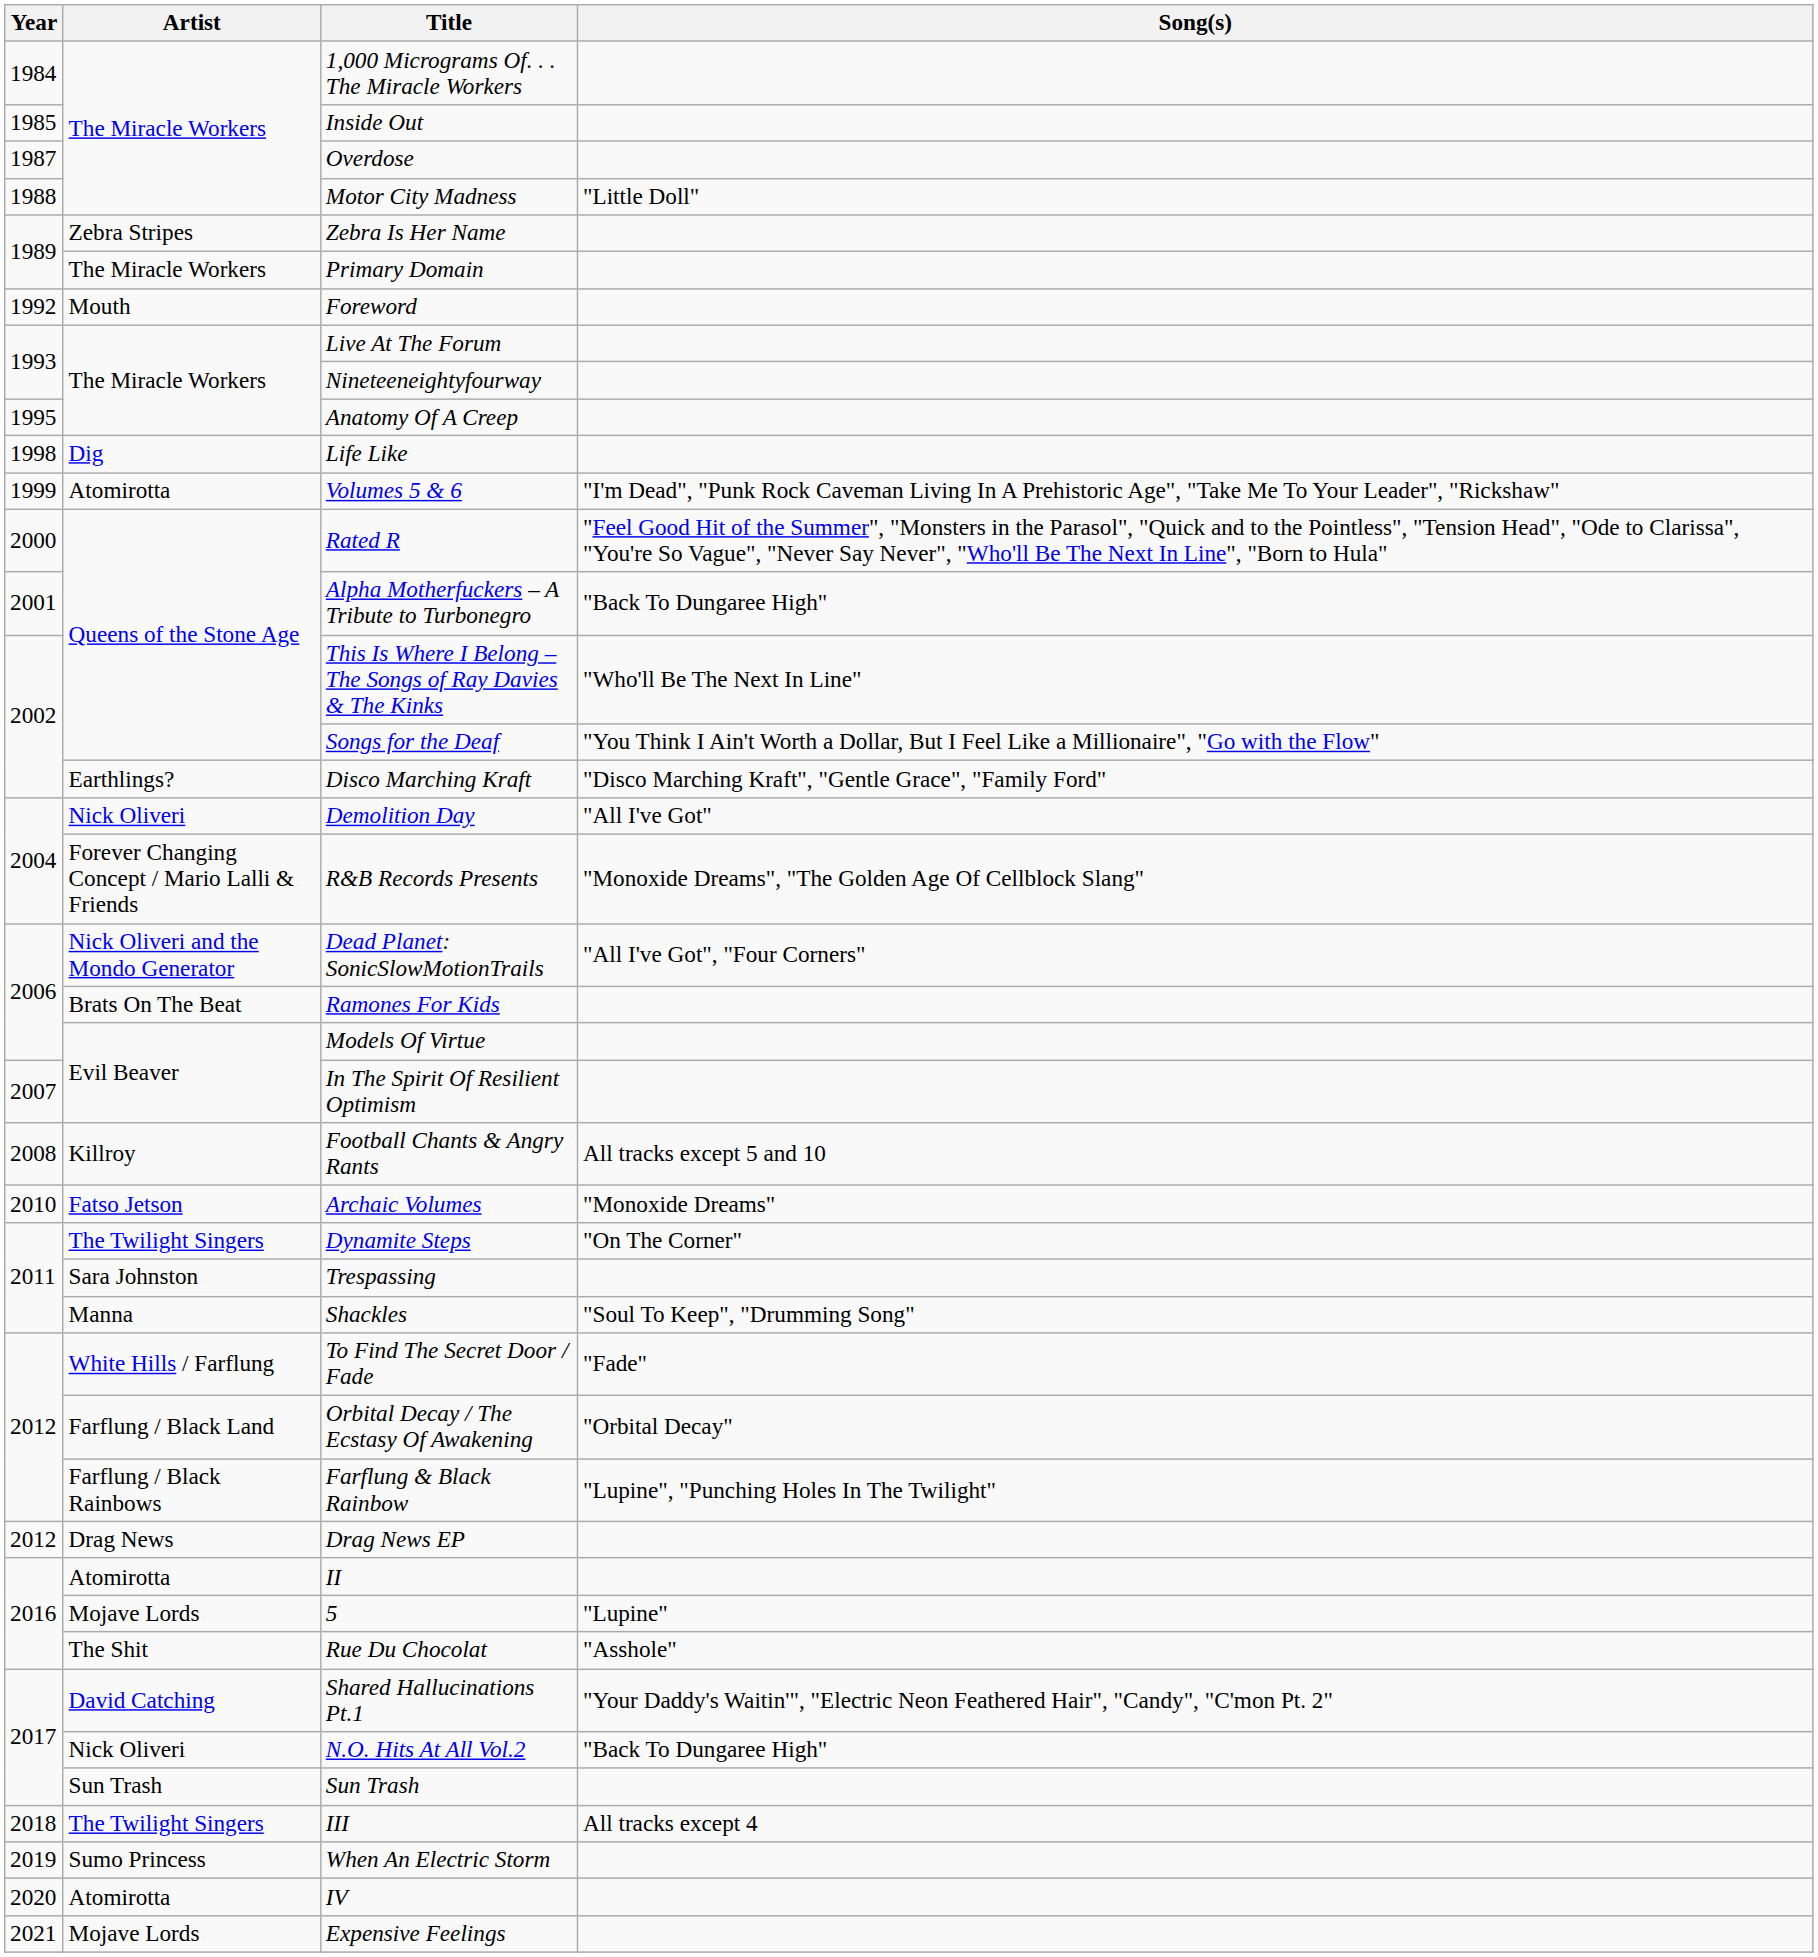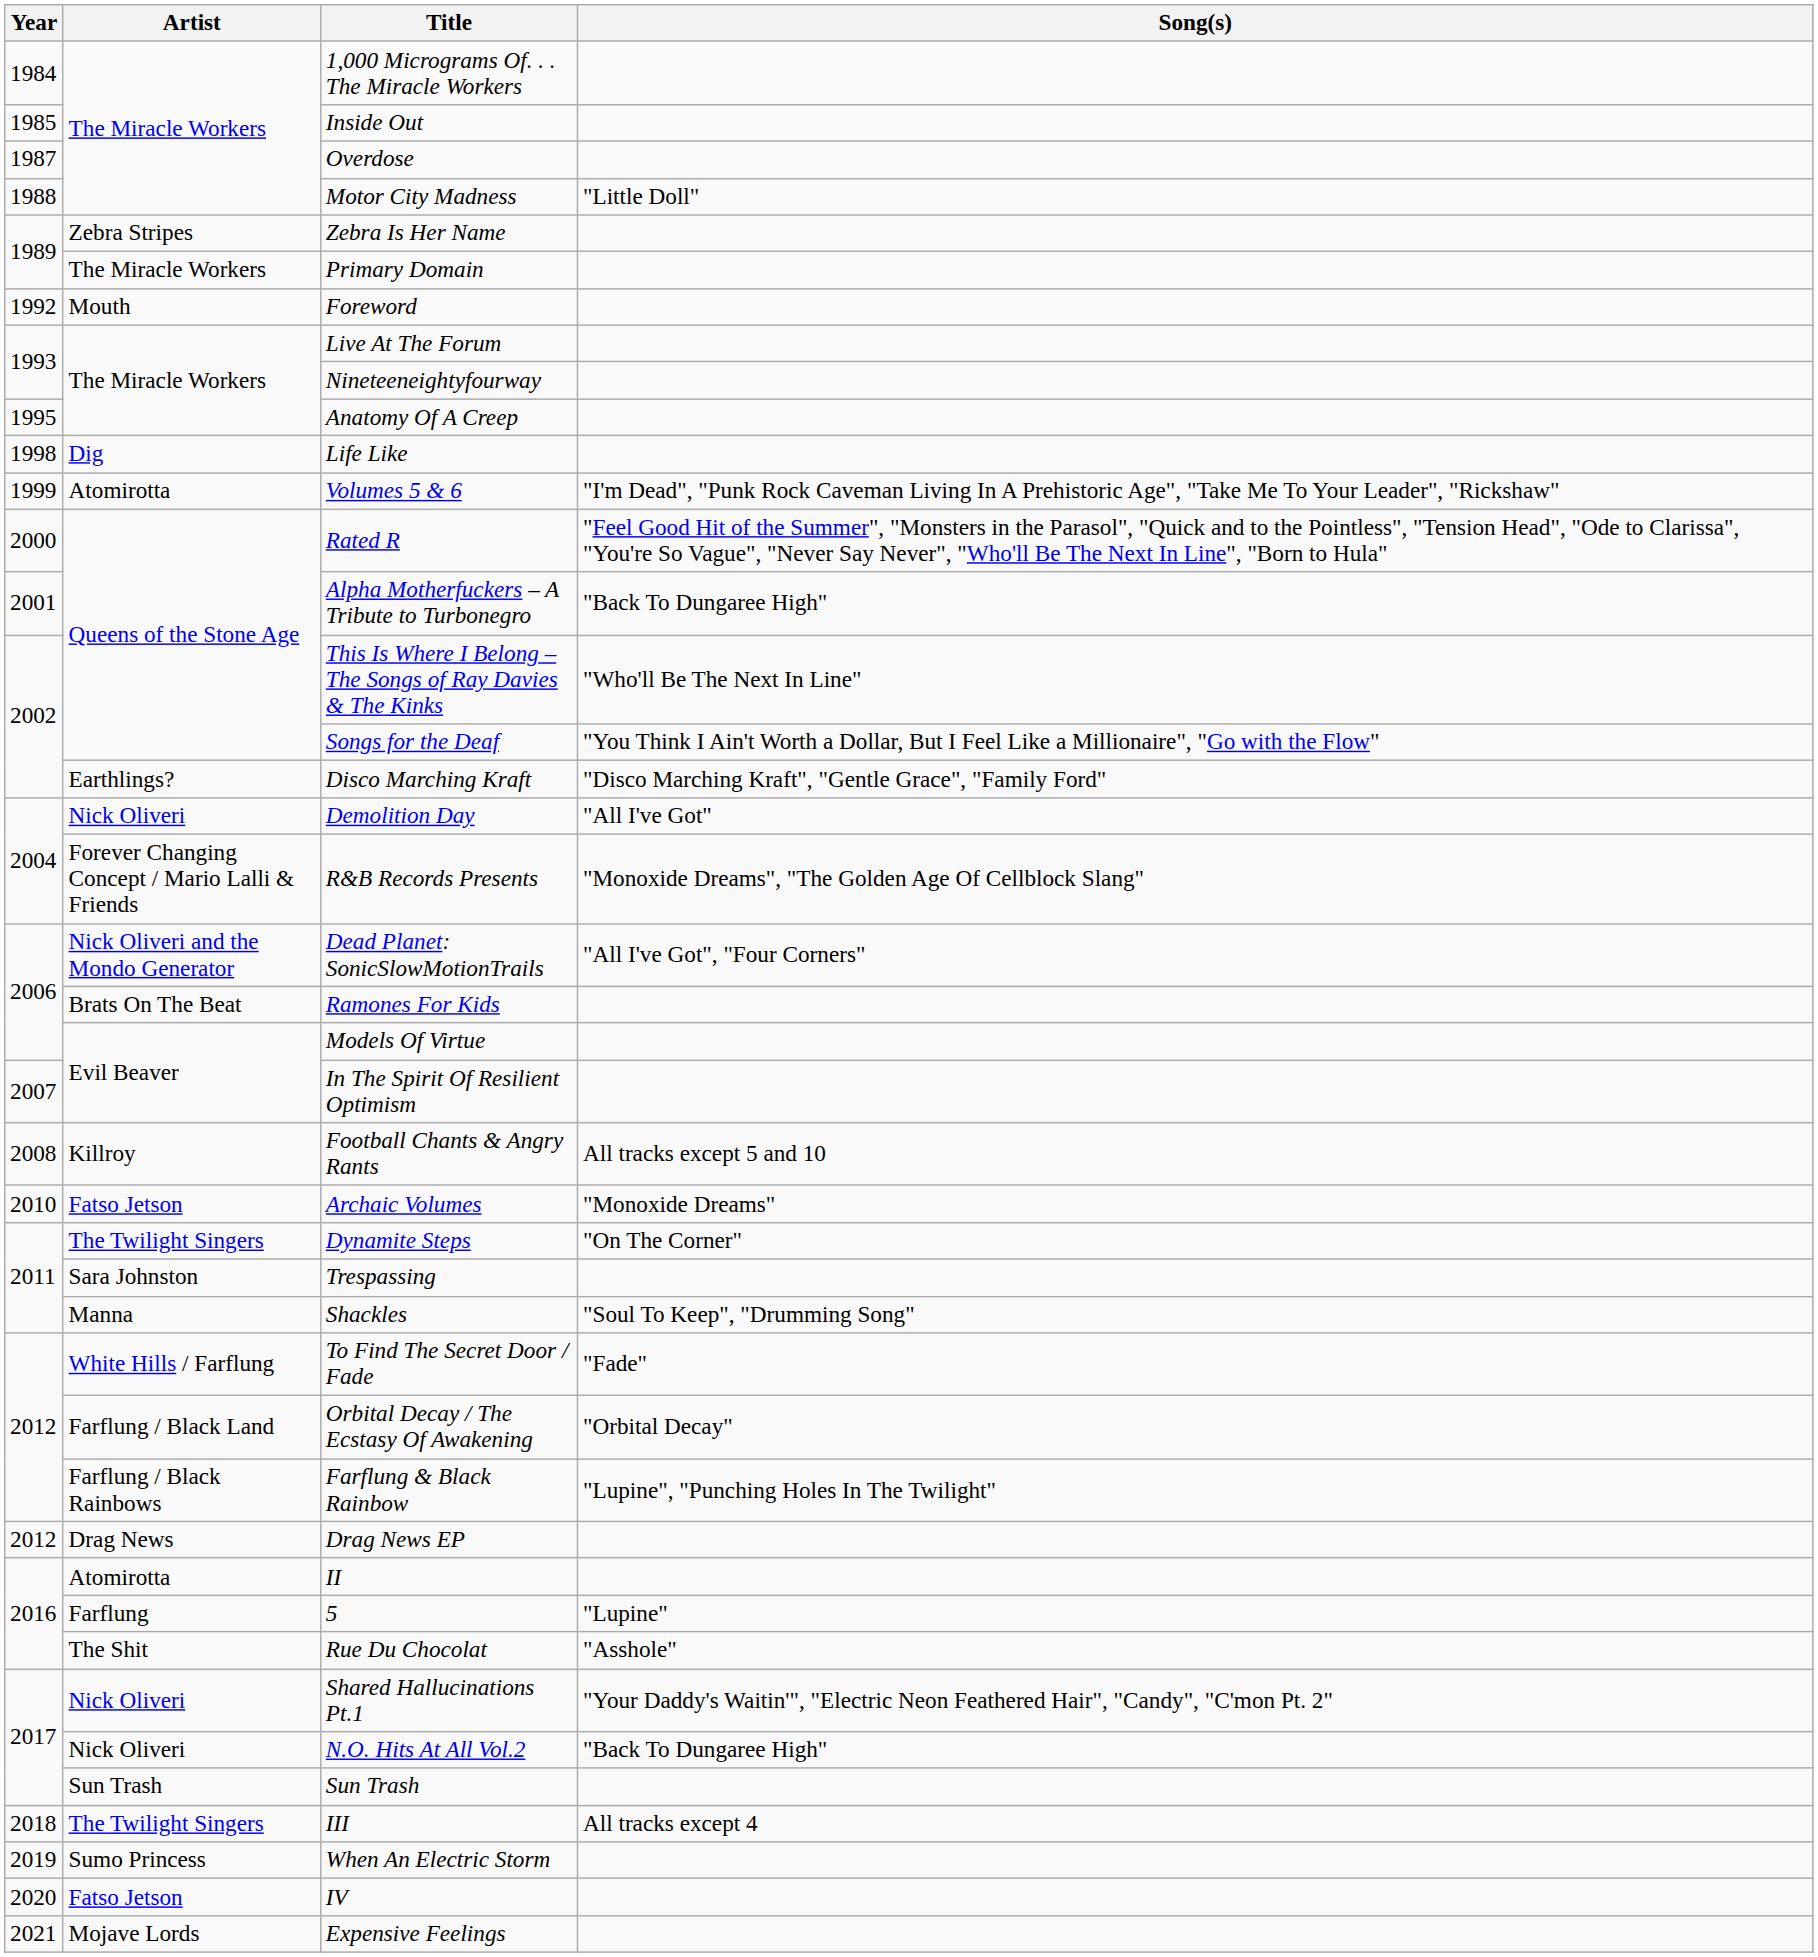(134, 1613) Mojave Lords -> (109, 1613) Farflung
(142, 1699) David Catching -> (127, 1699) Nick Oliveri
(120, 1896) Atomirotta -> (126, 1896) Fatso Jetson
